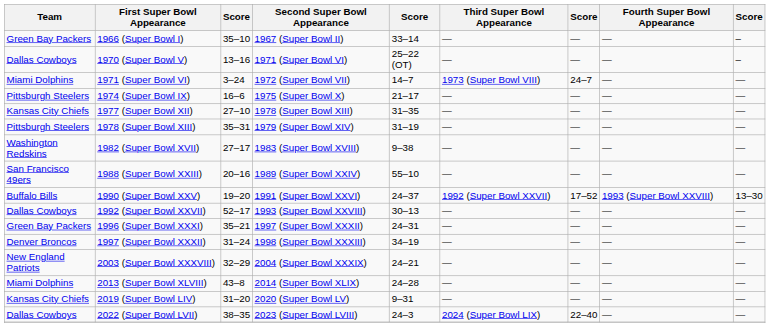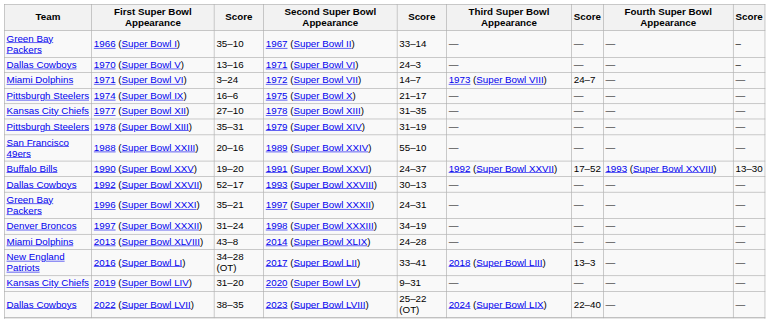(405, 59) 25–22 (OT) -> (410, 65) 24–3
- row: (148, 148)
- row: (156, 262)
+ row: (140, 262)
(403, 314) 24–3 -> (413, 304) 25–22 (OT)
